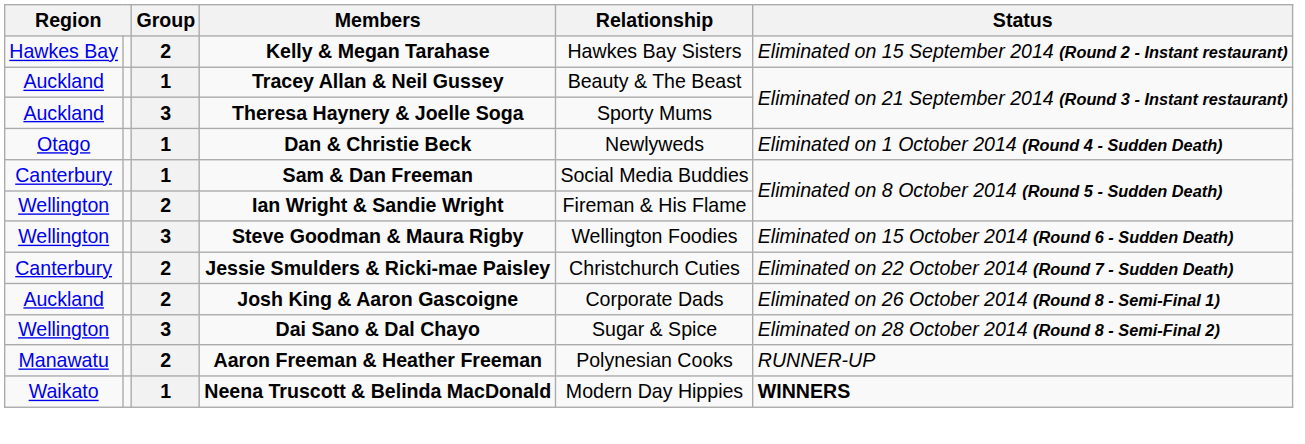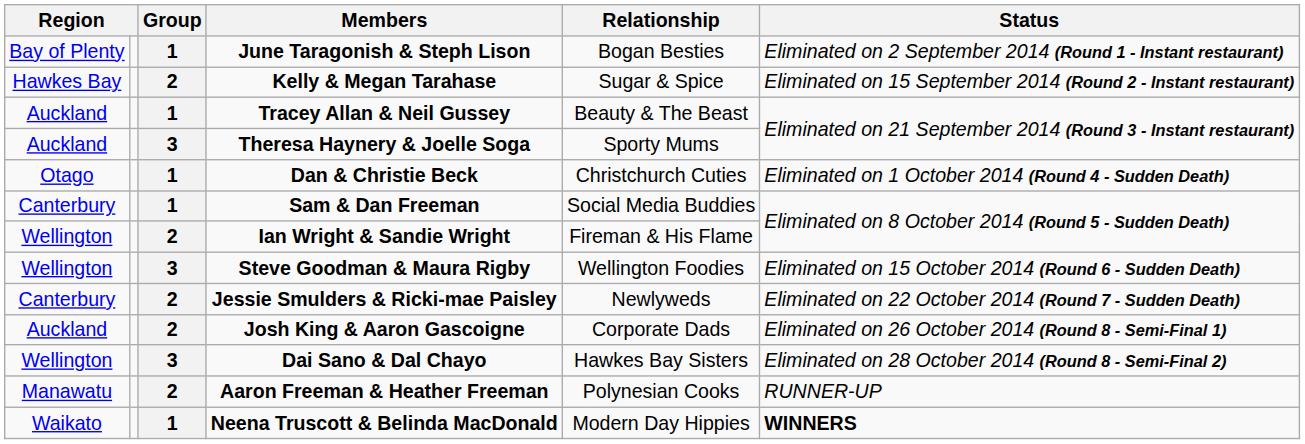+ row: (384, 51)
(655, 51) Hawkes Bay Sisters -> (661, 82) Sugar & Spice
(655, 144) Newlyweds -> (661, 175) Christchurch Cuties
(655, 268) Christchurch Cuties -> (661, 299) Newlyweds
(655, 330) Sugar & Spice -> (661, 361) Hawkes Bay Sisters
